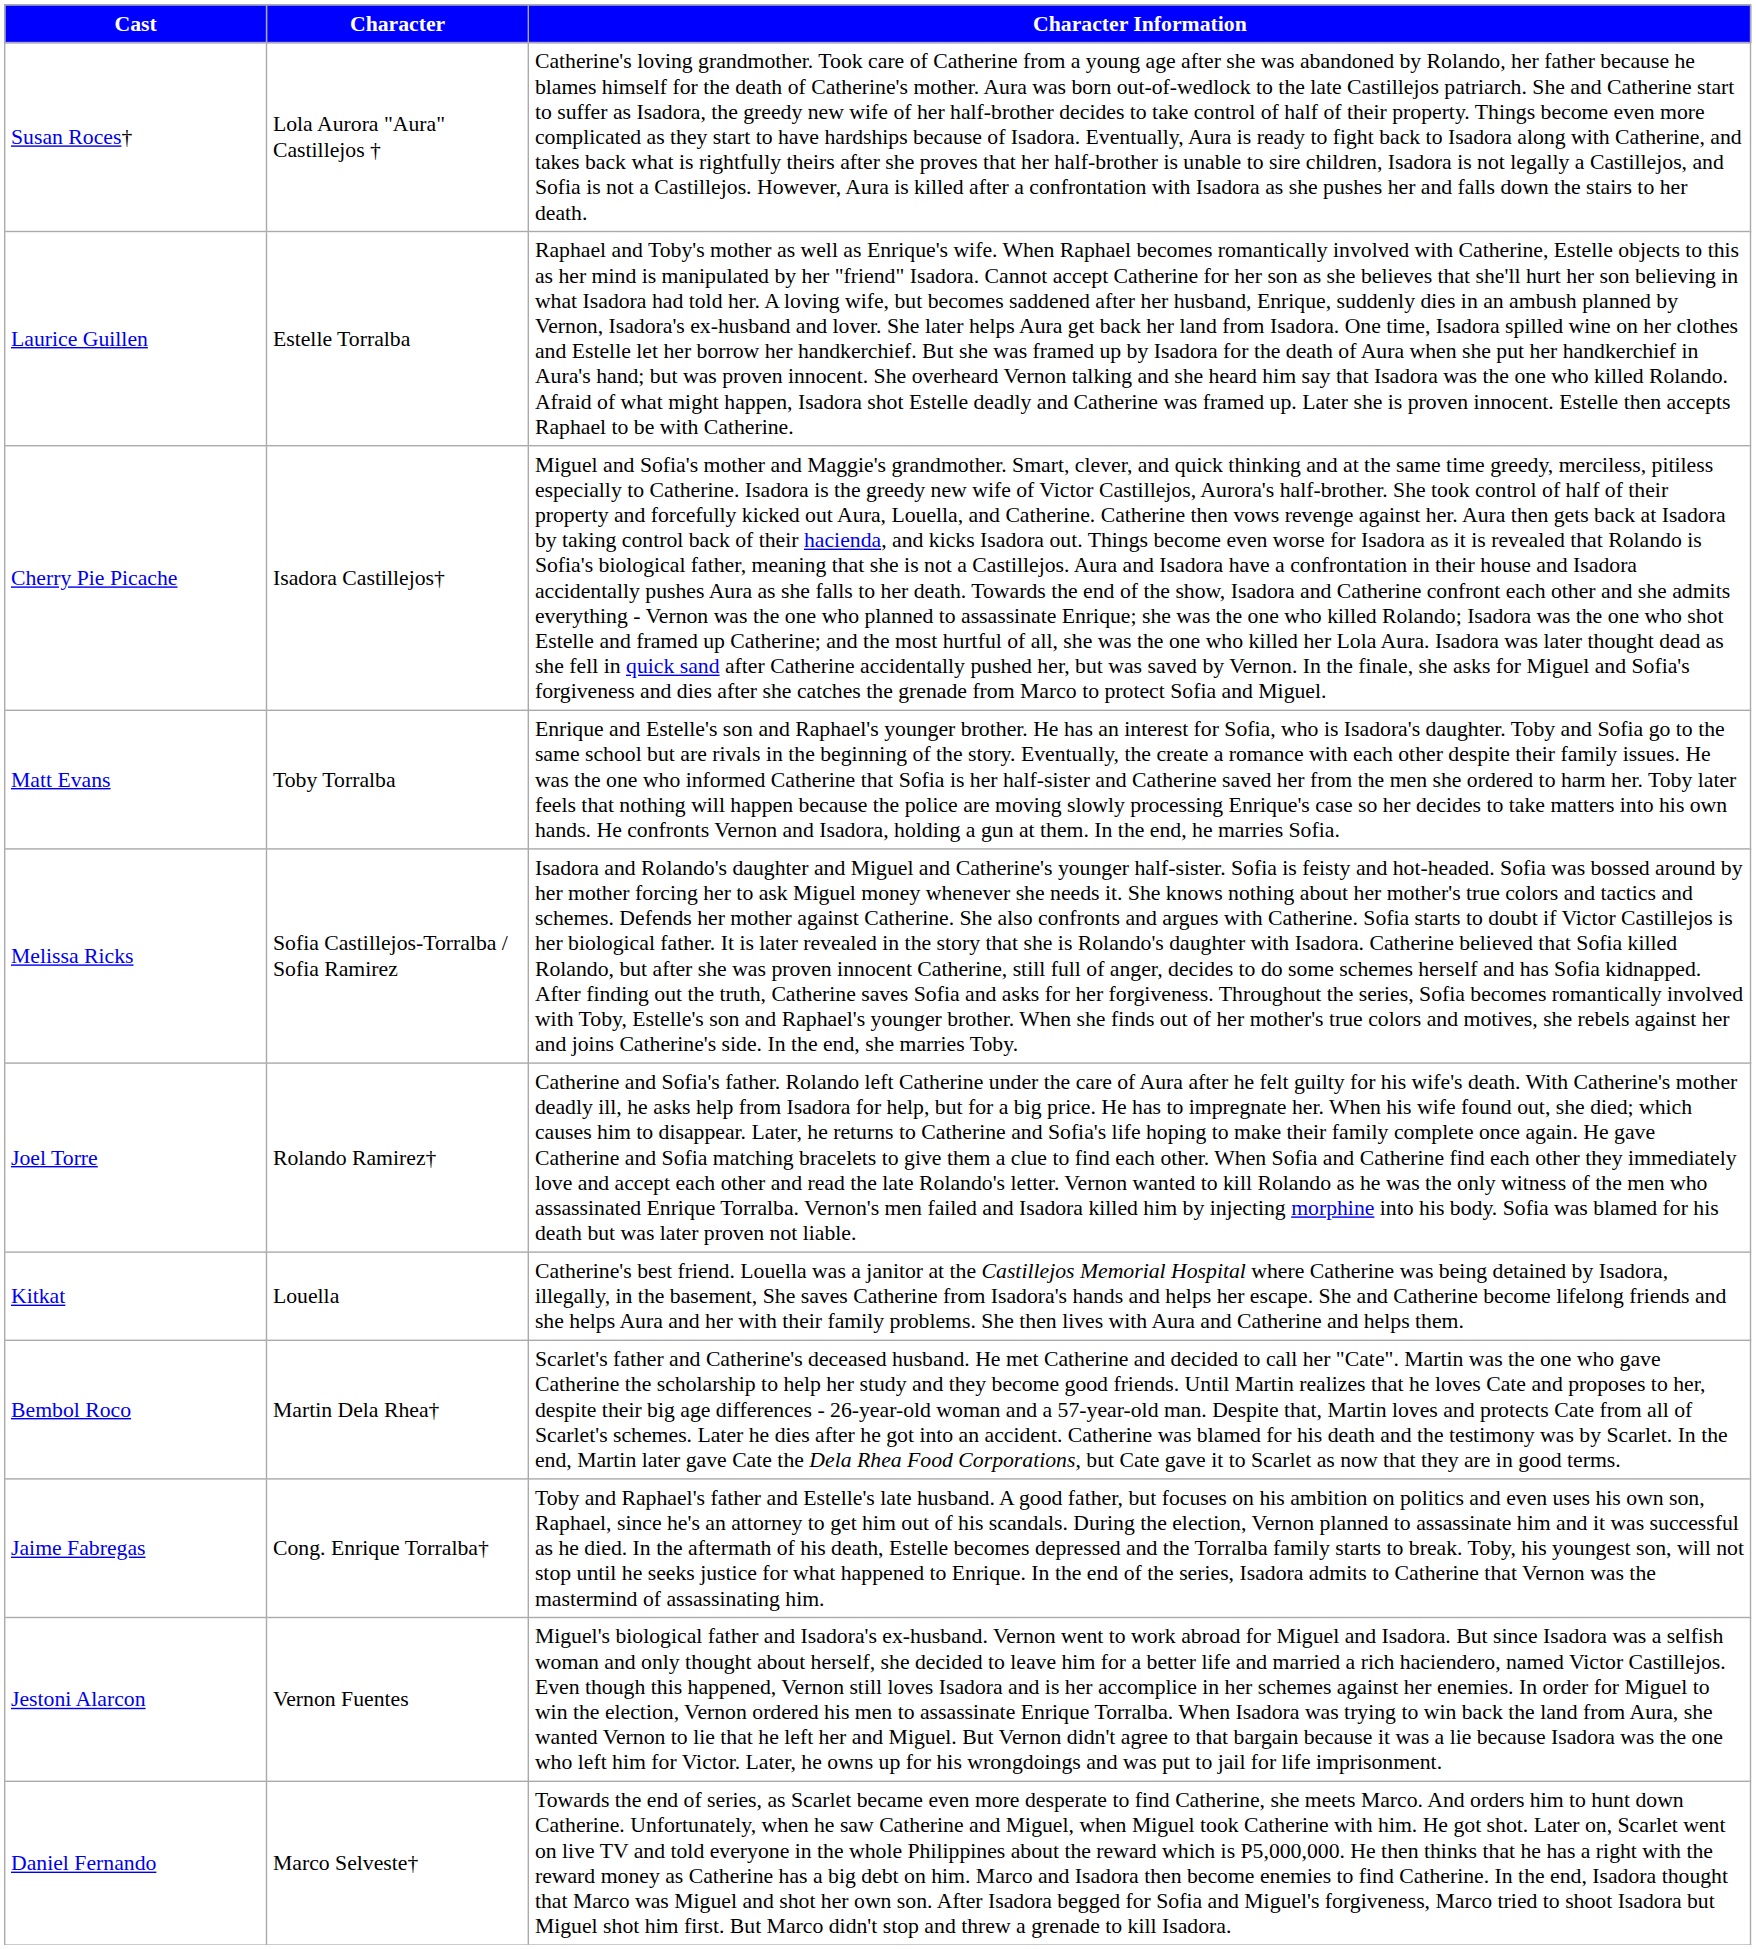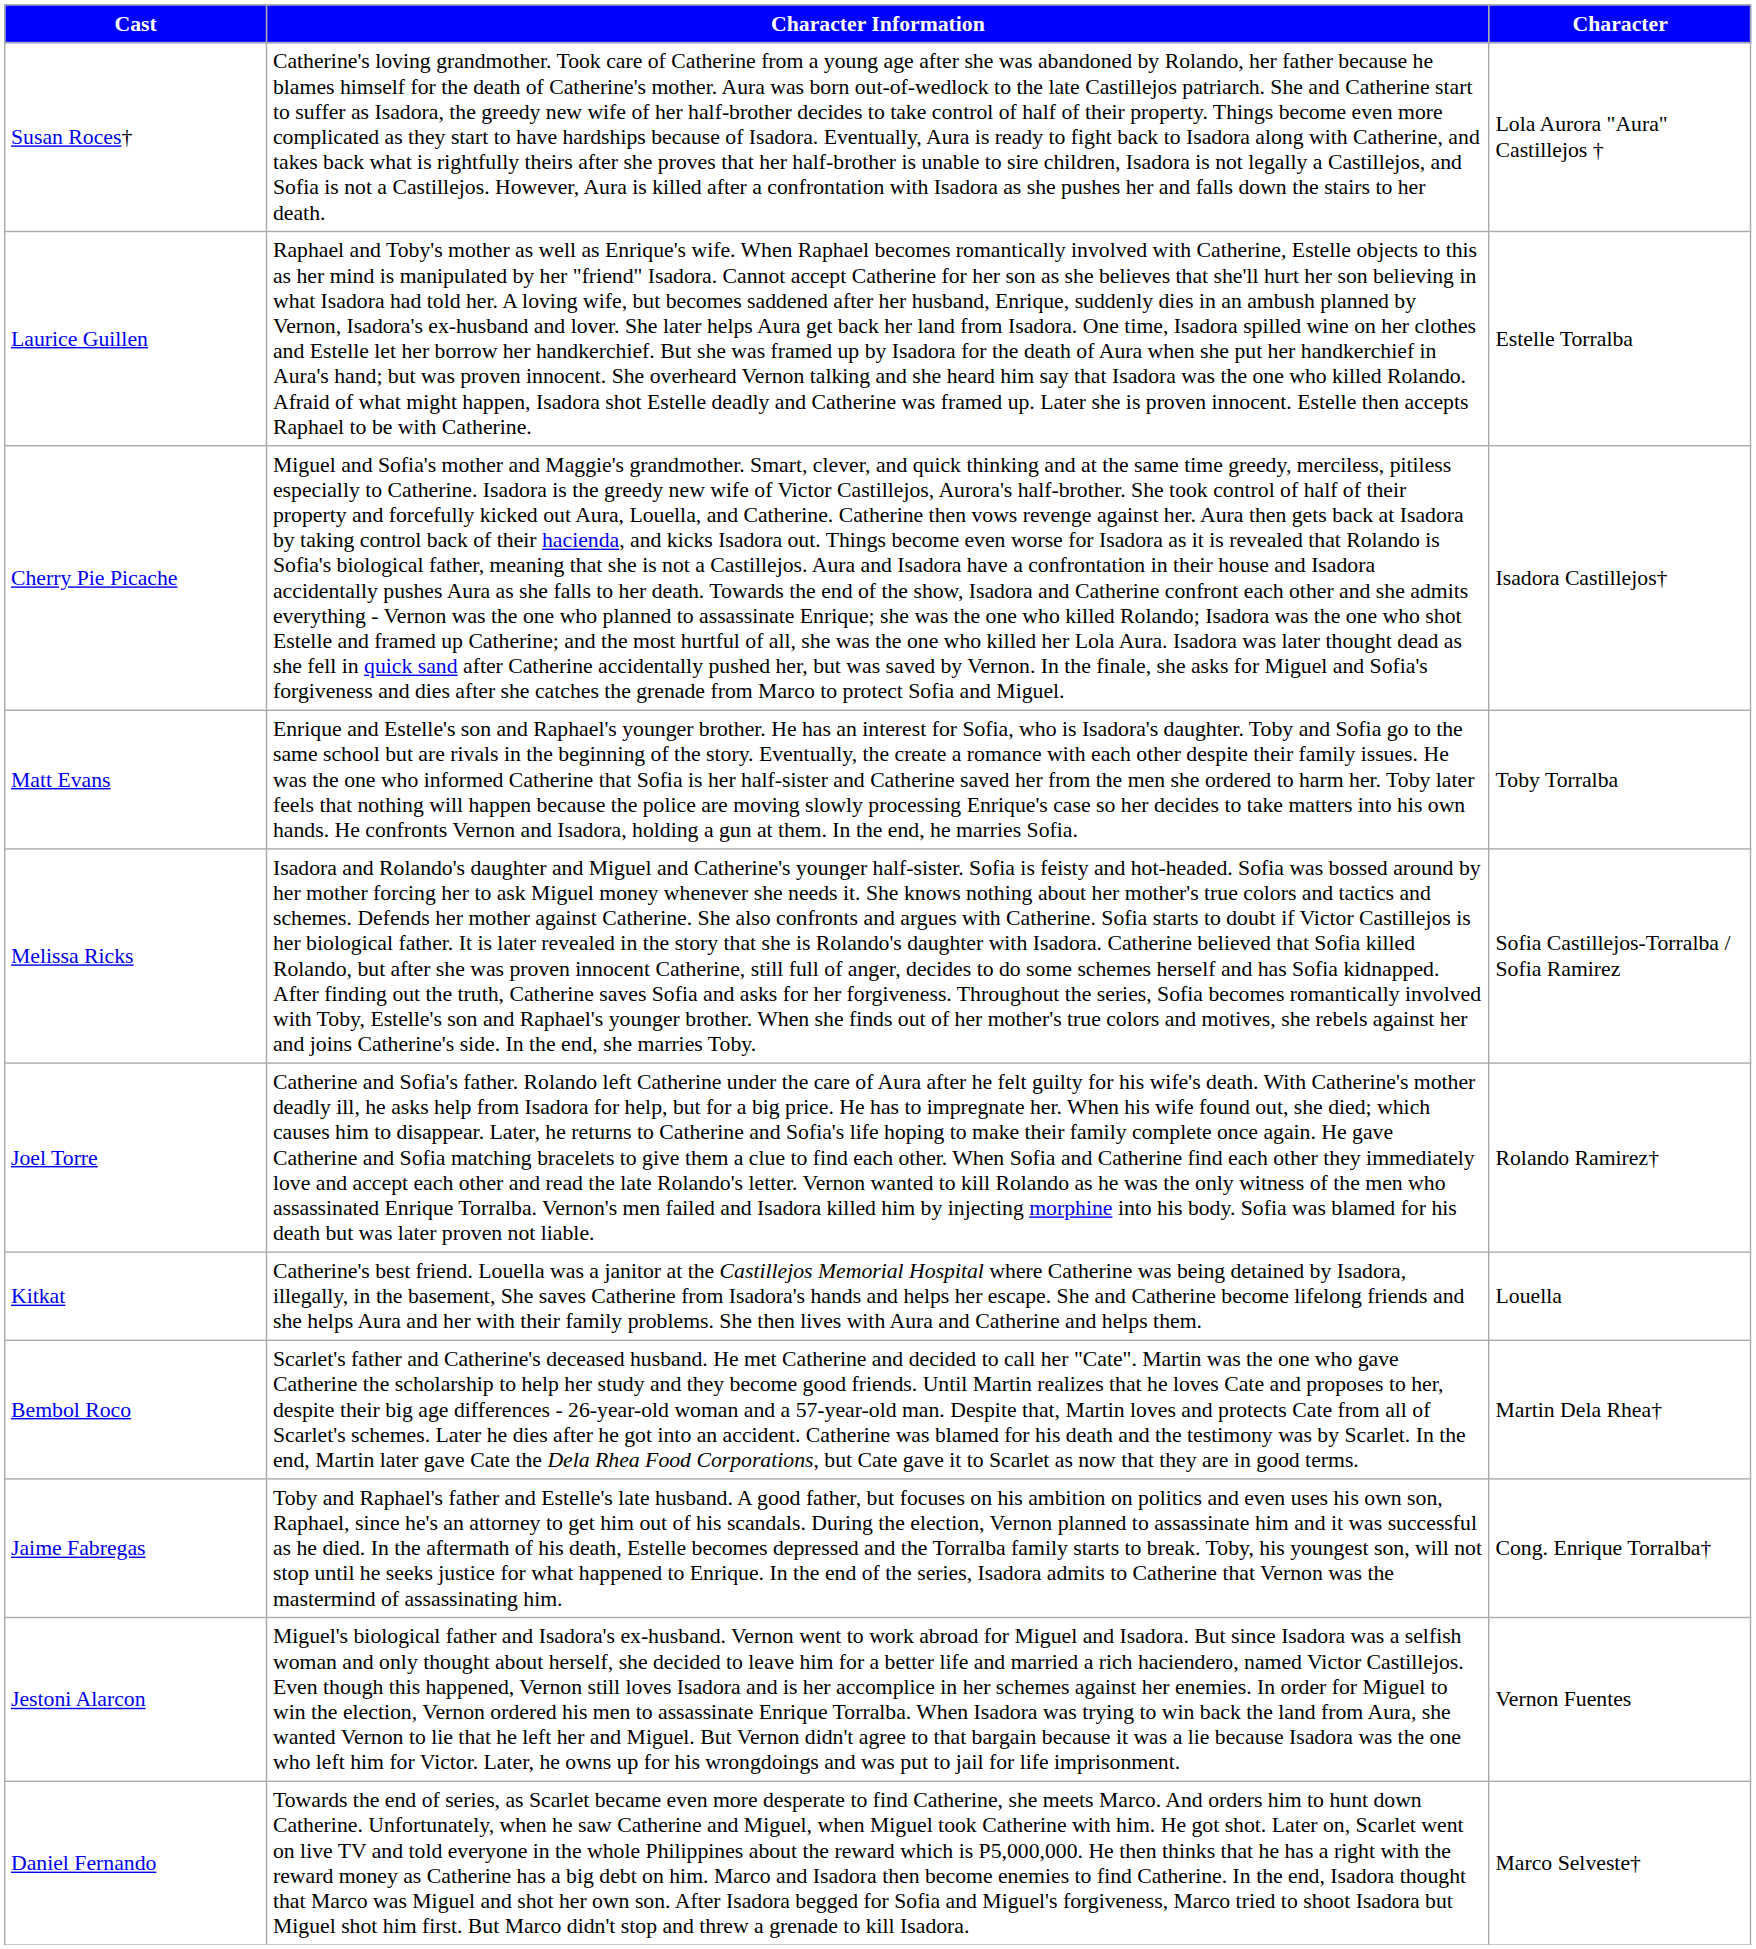columns swapped: (398, 22) <-> (1140, 22)
